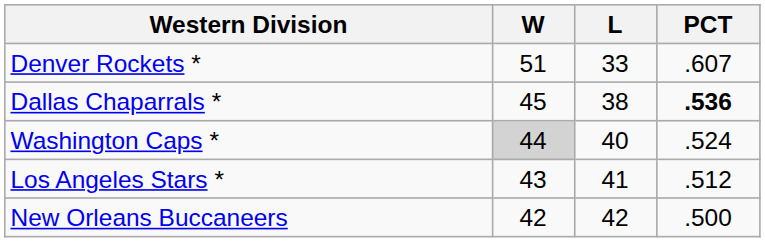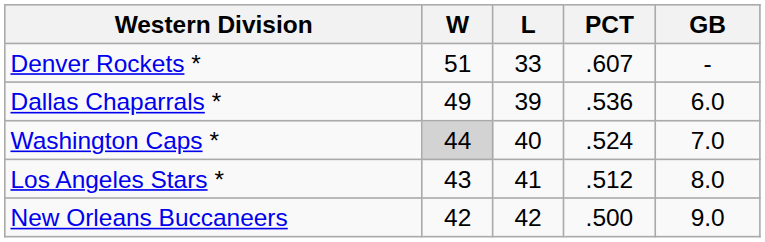+ column: (708, 24)
(533, 102) 45 -> (458, 102) 49
(615, 102) 38 -> (528, 102) 39
(708, 102) bold -> (609, 102) normal
